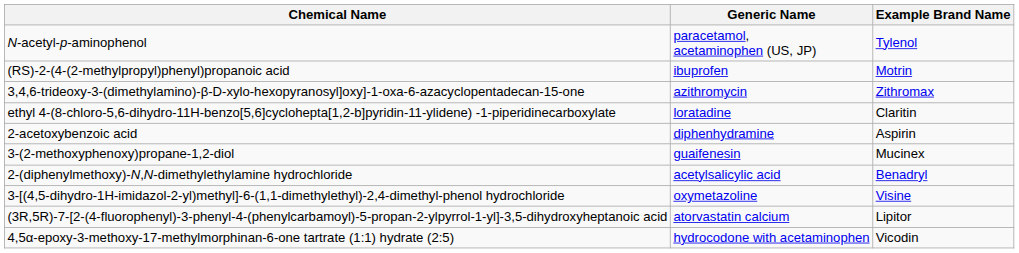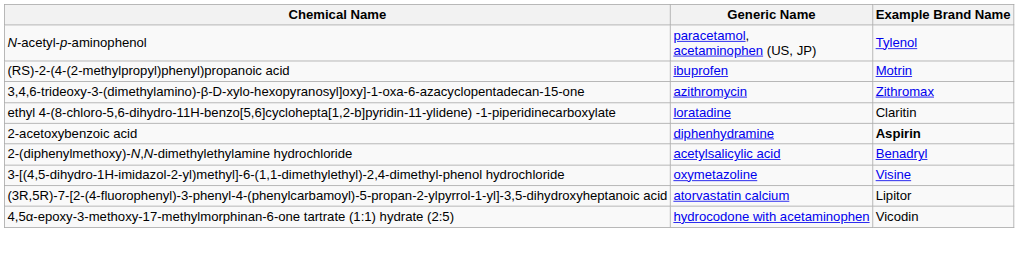(896, 133) normal -> (898, 133) bold
- row: (121, 154)
